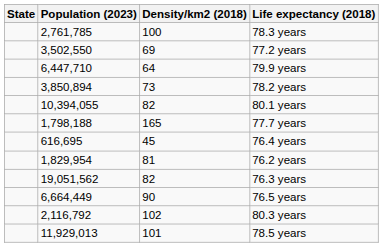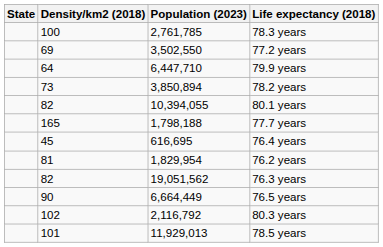columns swapped: (89, 14) <-> (195, 14)
